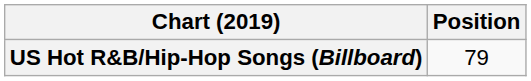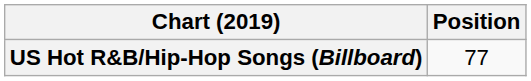(477, 57) 79 -> (477, 57) 77
